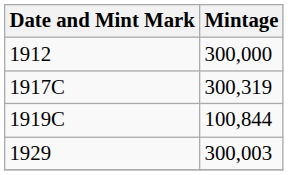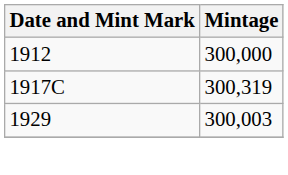- row: (37, 119)
